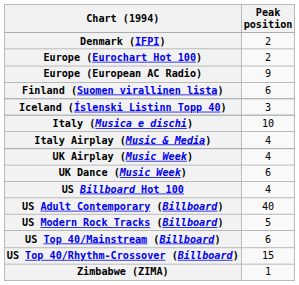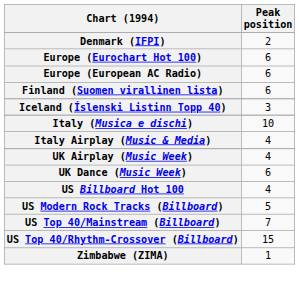(268, 57) 2 -> (268, 57) 6
(268, 74) 9 -> (268, 74) 6
- row: (123, 206)
(268, 239) 6 -> (268, 223) 7
